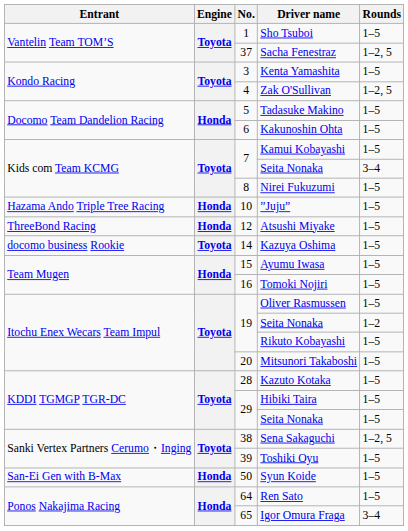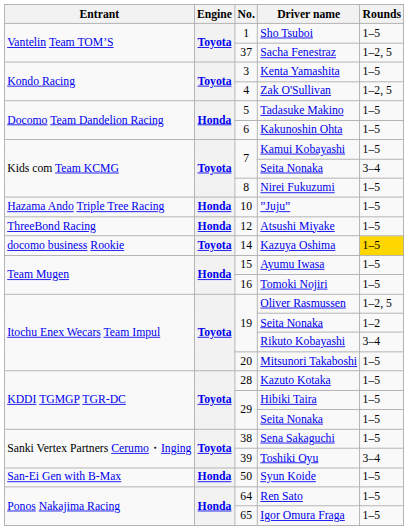(371, 245) no background -> (371, 245) gold background
(371, 303) 1–5 -> (377, 303) 1–2, 5
(371, 341) 1–5 -> (371, 341) 3–4
(377, 438) 1–2, 5 -> (371, 438) 1–5
(371, 457) 1–5 -> (371, 457) 3–4
(371, 515) 3–4 -> (371, 515) 1–5
